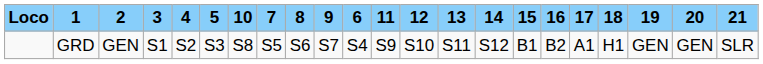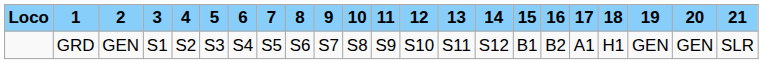columns swapped: (357, 17) <-> (243, 17)
